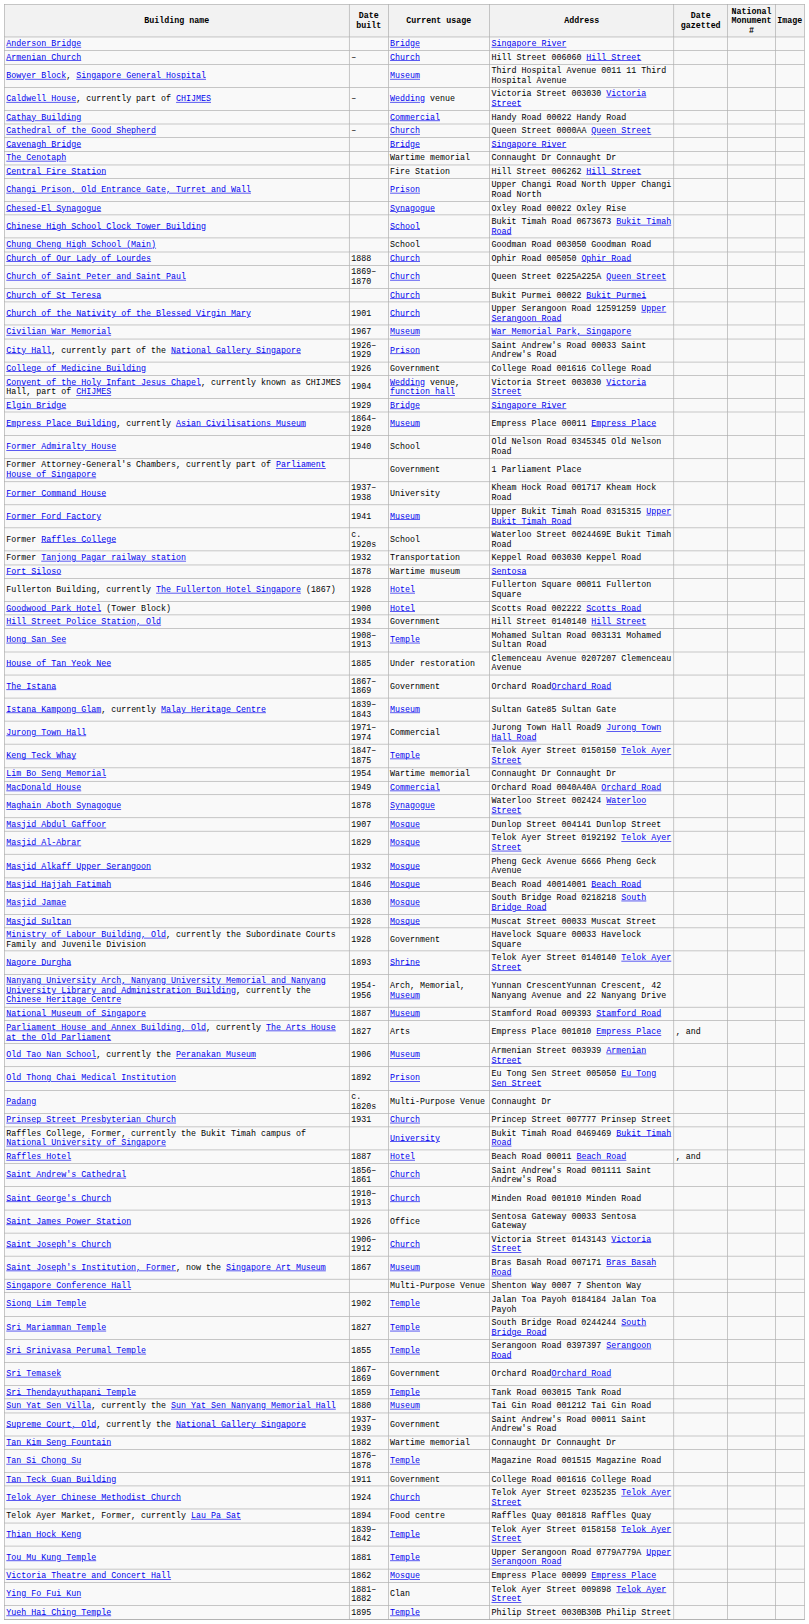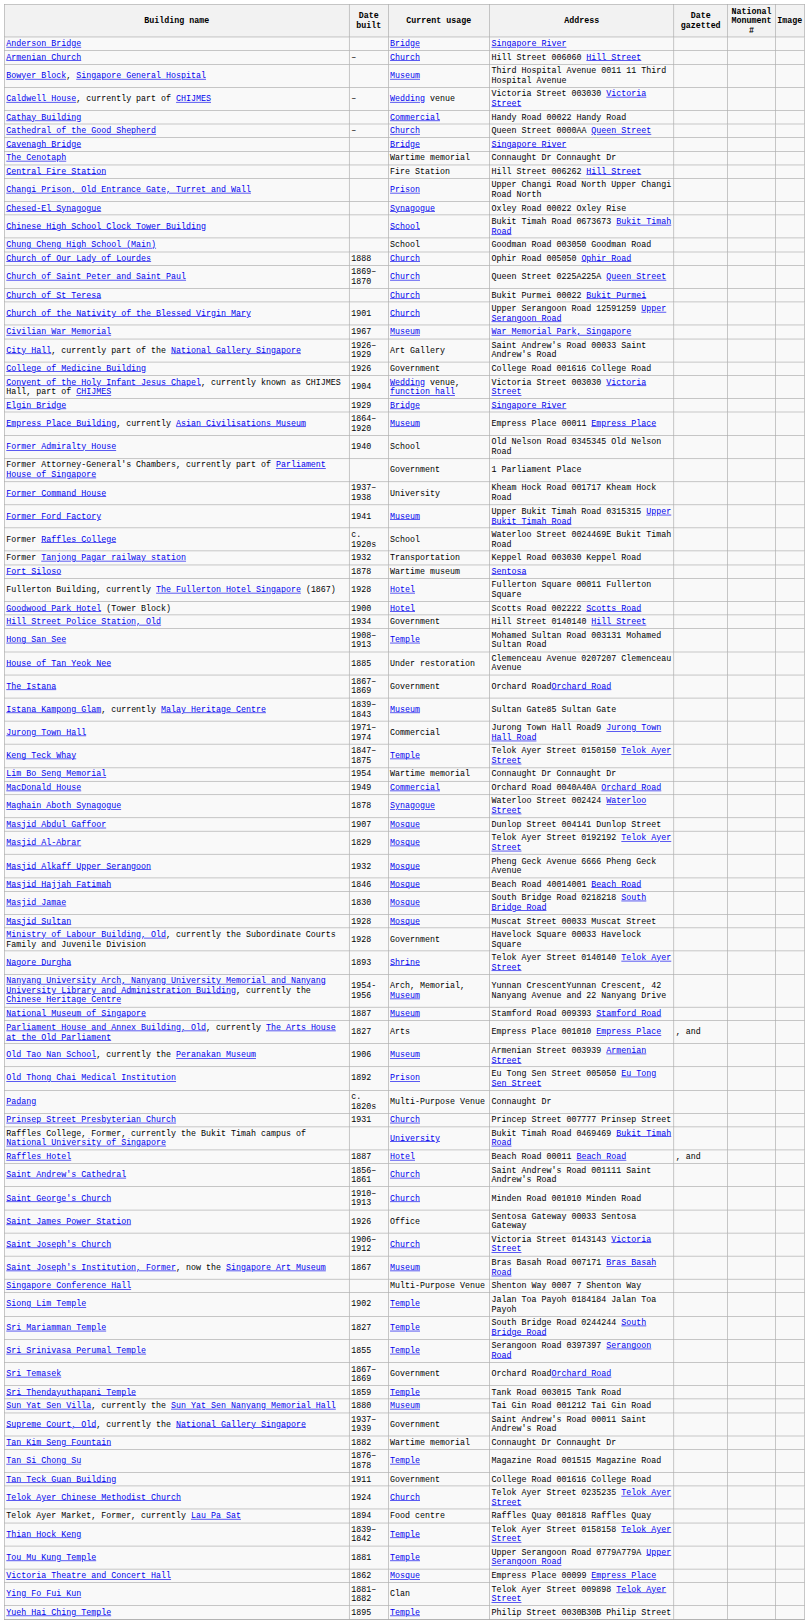(405, 350) Prison -> (418, 350) Art Gallery
